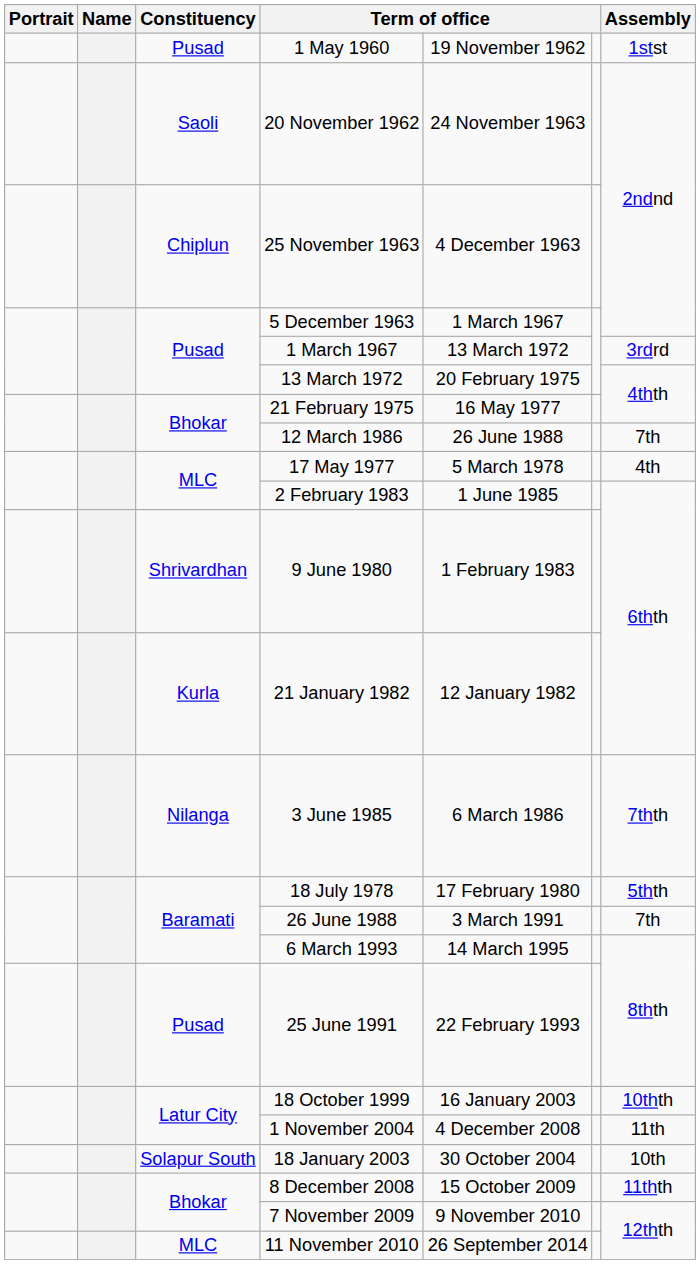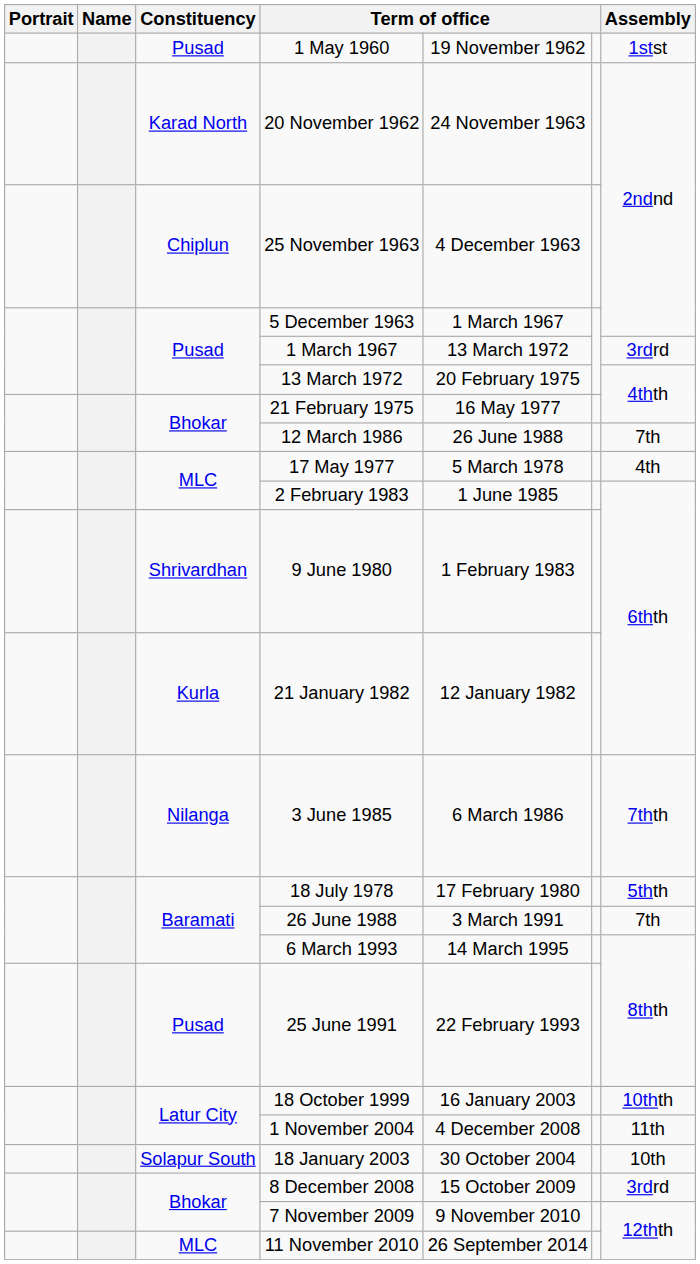(198, 123) Saoli -> (198, 123) Karad North
(648, 1187) 11thth -> (648, 1187) 3rdrd
